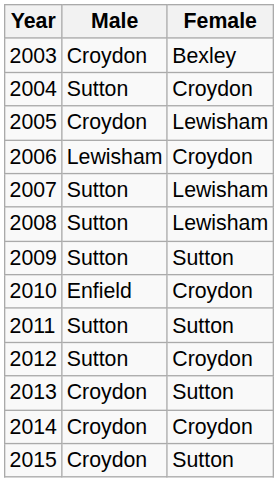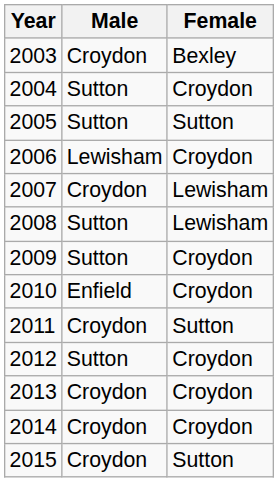(107, 122) Croydon -> (97, 122) Sutton
(220, 122) Lewisham -> (203, 122) Sutton
(97, 190) Sutton -> (107, 190) Croydon
(203, 257) Sutton -> (213, 257) Croydon
(97, 325) Sutton -> (107, 325) Croydon
(203, 392) Sutton -> (213, 392) Croydon
